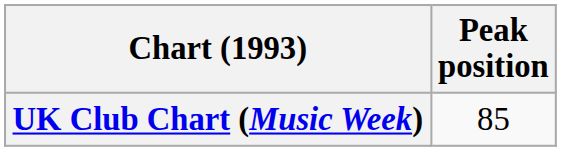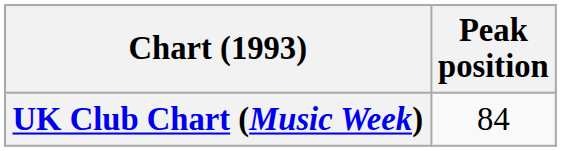(493, 118) 85 -> (493, 118) 84
